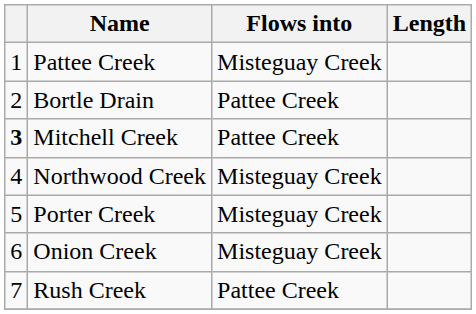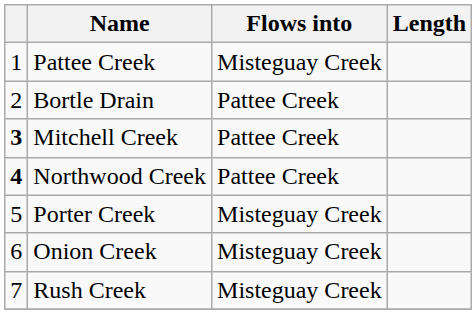(16, 175) normal -> (16, 175) bold
(299, 175) Misteguay Creek -> (278, 175) Pattee Creek
(278, 289) Pattee Creek -> (299, 289) Misteguay Creek
